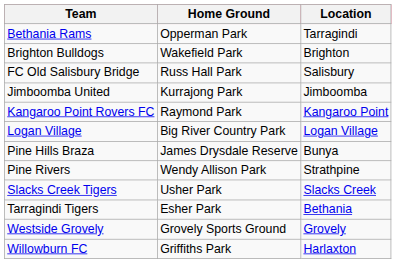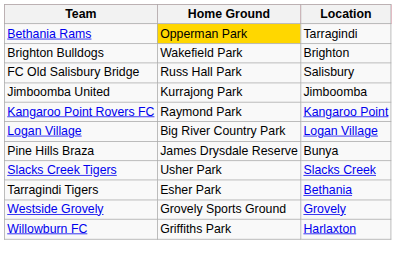(204, 33) no background -> (204, 33) gold background
- row: (39, 170)
